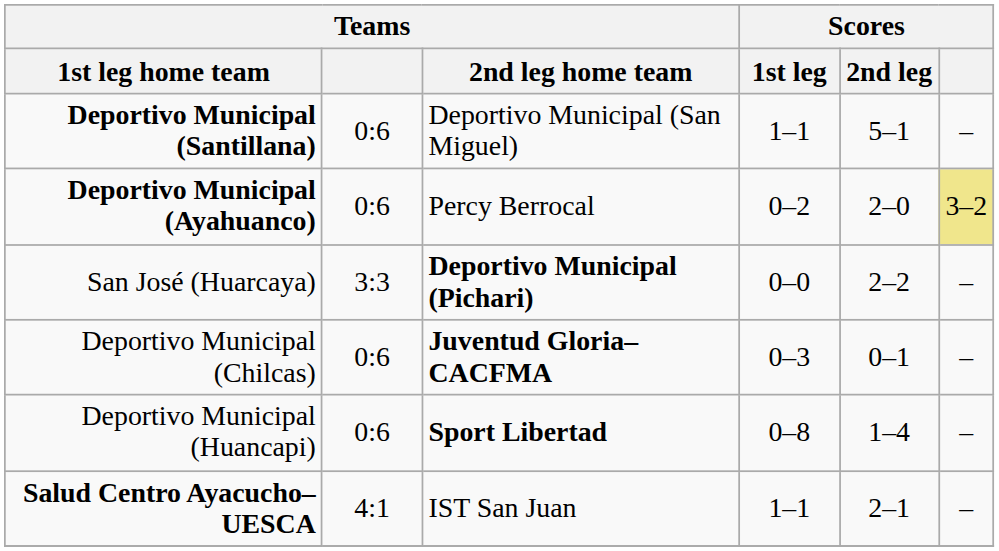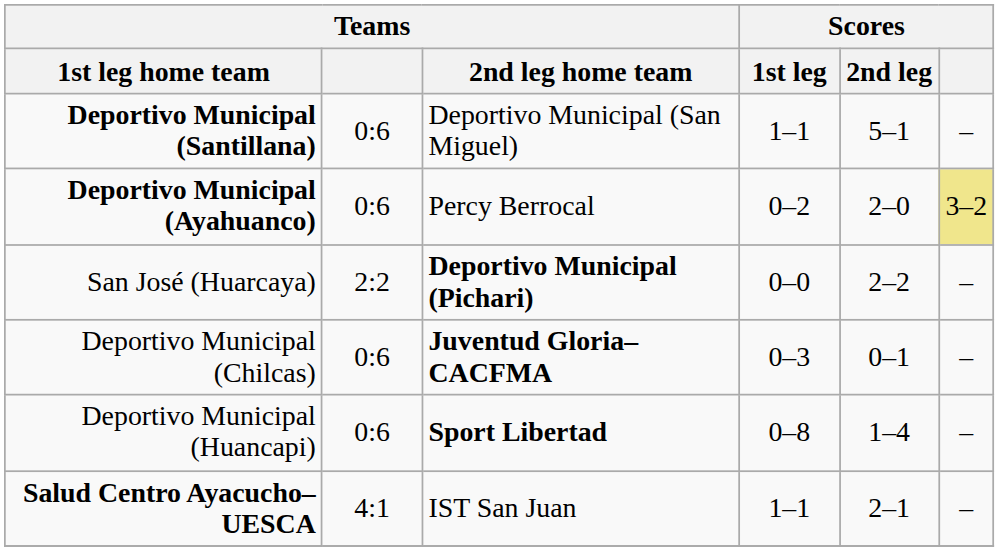(372, 281) 3:3 -> (372, 281) 2:2
